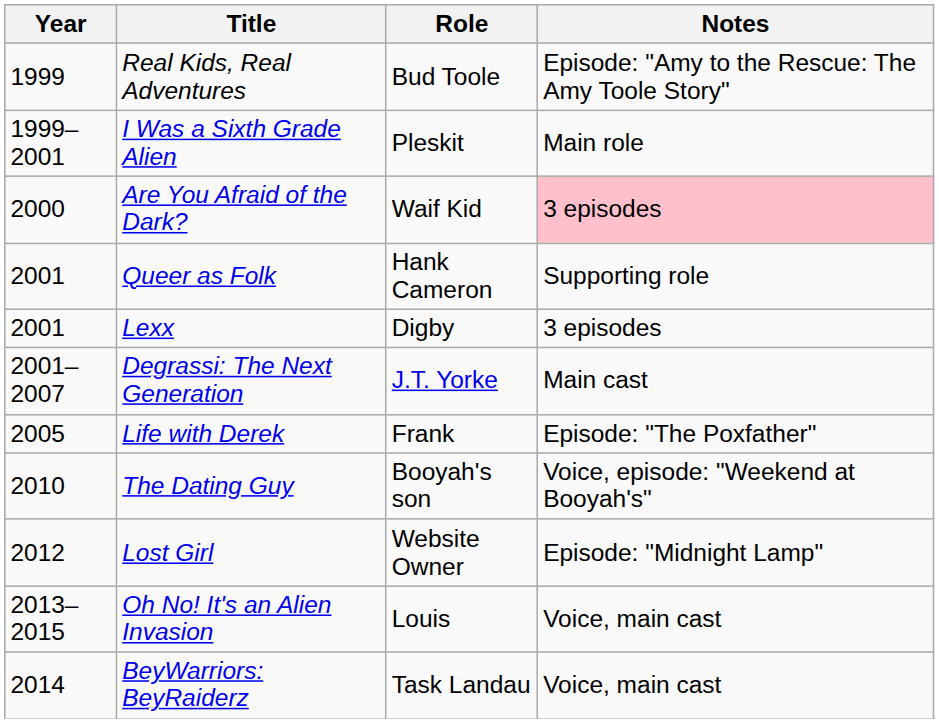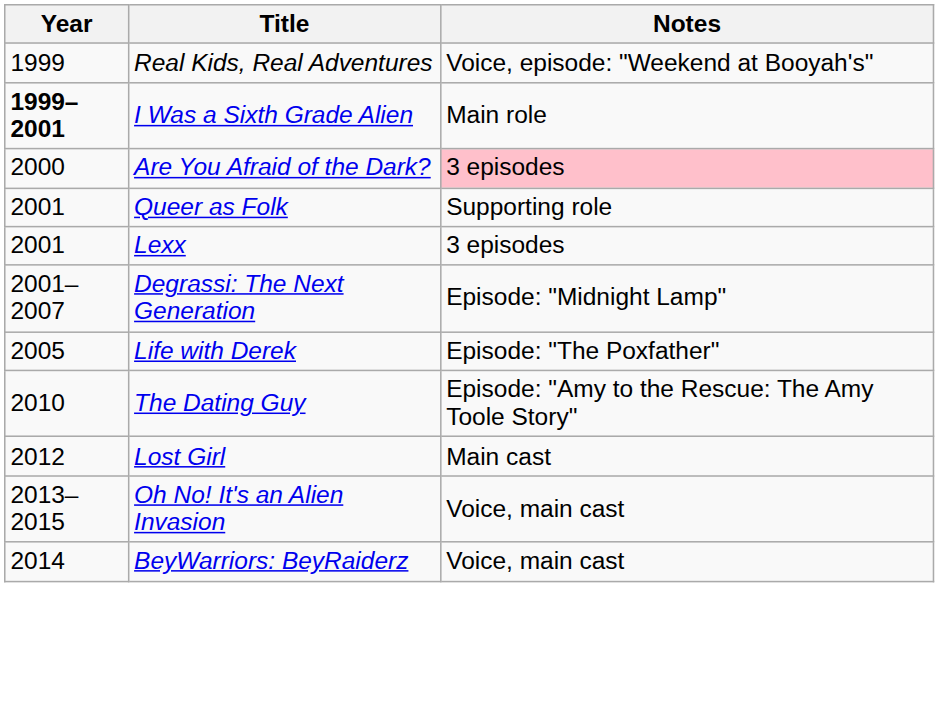- column: (462, 23)
(730, 76) Episode: "Amy to the Rescue: The Amy Toole Story" -> (660, 62) Voice, episode: "Weekend at Booyah's"
(44, 142) normal -> (44, 115) bold
(596, 380) Main cast -> (586, 298) Episode: "Midnight Lamp"
(699, 485) Voice, episode: "Weekend at Booyah's" -> (660, 403) Episode: "Amy to the Rescue: The Amy Toole Story"
(683, 552) Episode: "Midnight Lamp" -> (499, 455) Main cast
